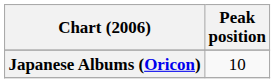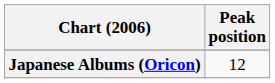(237, 63) 10 -> (237, 63) 12
